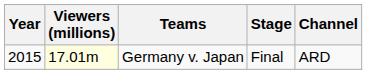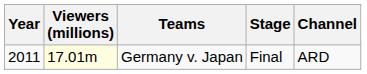(25, 57) 2015 -> (24, 57) 2011
